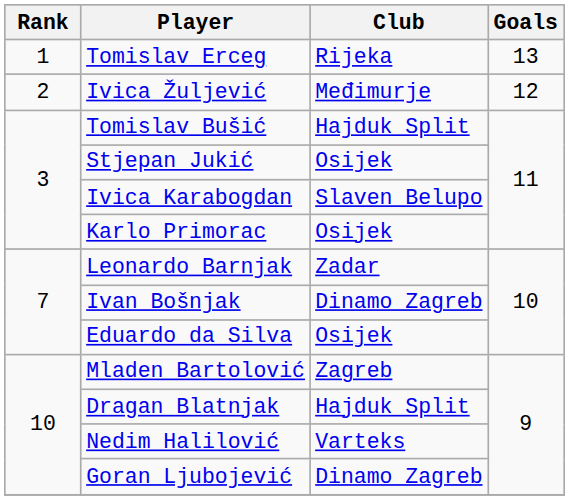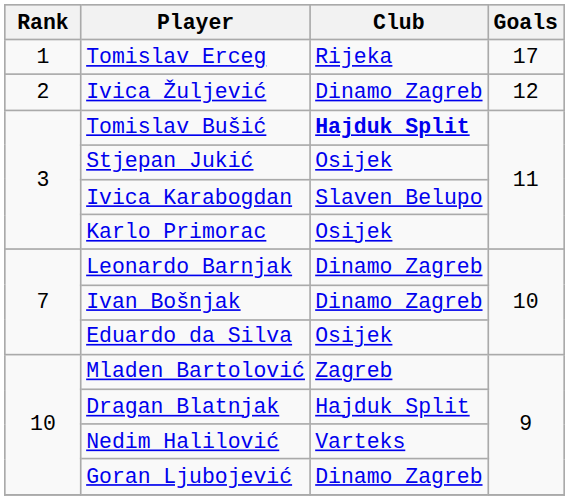(526, 57) 13 -> (526, 57) 17
(373, 92) Međimurje -> (399, 92) Dinamo Zagreb
(392, 127) normal -> (392, 127) bold
(347, 267) Zadar -> (399, 267) Dinamo Zagreb
